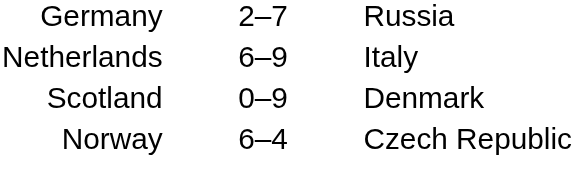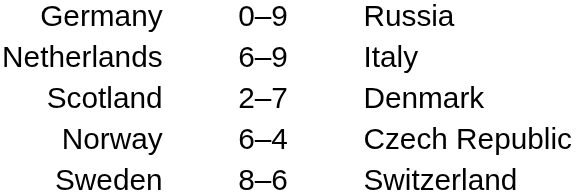(263, 16) 2–7 -> (263, 16) 0–9
(263, 98) 0–9 -> (263, 98) 2–7
+ row: (109, 180)
